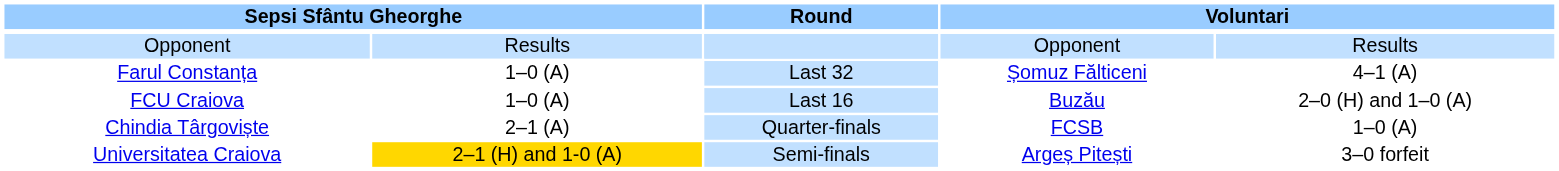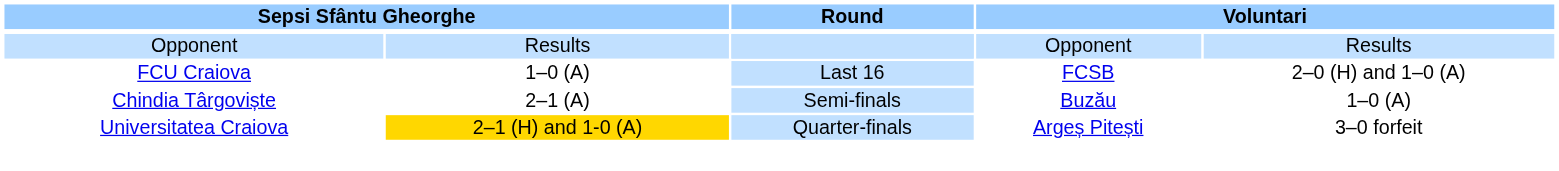- row: (187, 73)
(1077, 100) Buzău -> (1088, 73) FCSB
(821, 127) Quarter-finals -> (852, 100) Semi-finals
(1077, 127) FCSB -> (1088, 100) Buzău
(821, 154) Semi-finals -> (852, 127) Quarter-finals
